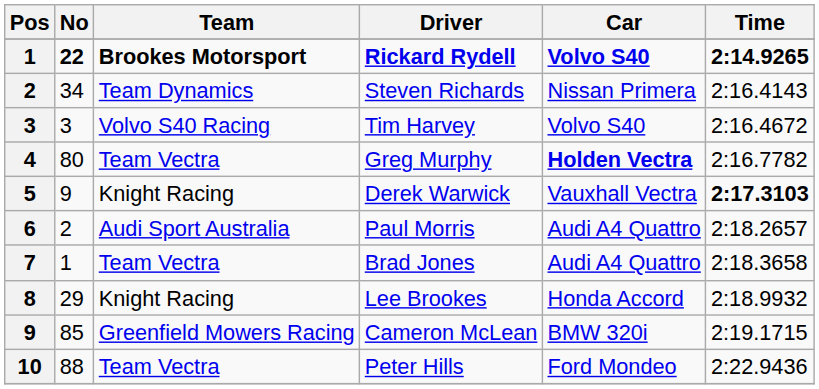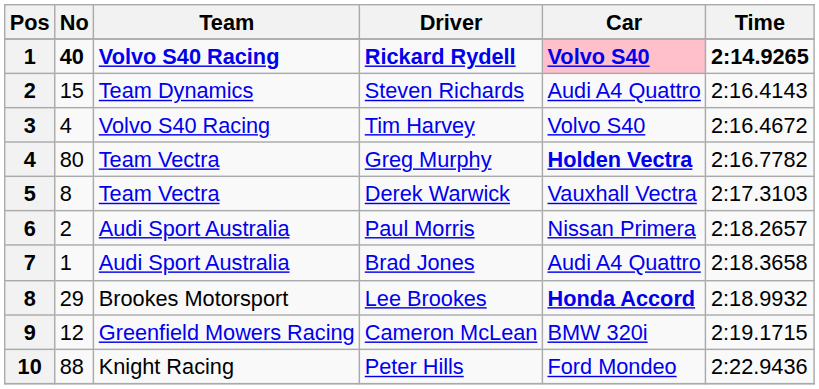(72, 57) 22 -> (72, 57) 40
(203, 57) Brookes Motorsport -> (189, 57) Volvo S40 Racing
(599, 57) no background -> (599, 57) pink background
(72, 91) 34 -> (72, 91) 15
(622, 91) Nissan Primera -> (624, 91) Audi A4 Quattro
(66, 125) 3 -> (66, 125) 4
(66, 194) 9 -> (66, 194) 8
(166, 194) Knight Racing -> (159, 194) Team Vectra
(760, 194) bold -> (759, 194) normal
(624, 229) Audi A4 Quattro -> (622, 229) Nissan Primera
(159, 263) Team Vectra -> (194, 263) Audi Sport Australia
(166, 297) Knight Racing -> (194, 297) Brookes Motorsport
(616, 297) normal -> (621, 297) bold
(72, 332) 85 -> (72, 332) 12
(159, 366) Team Vectra -> (166, 366) Knight Racing
